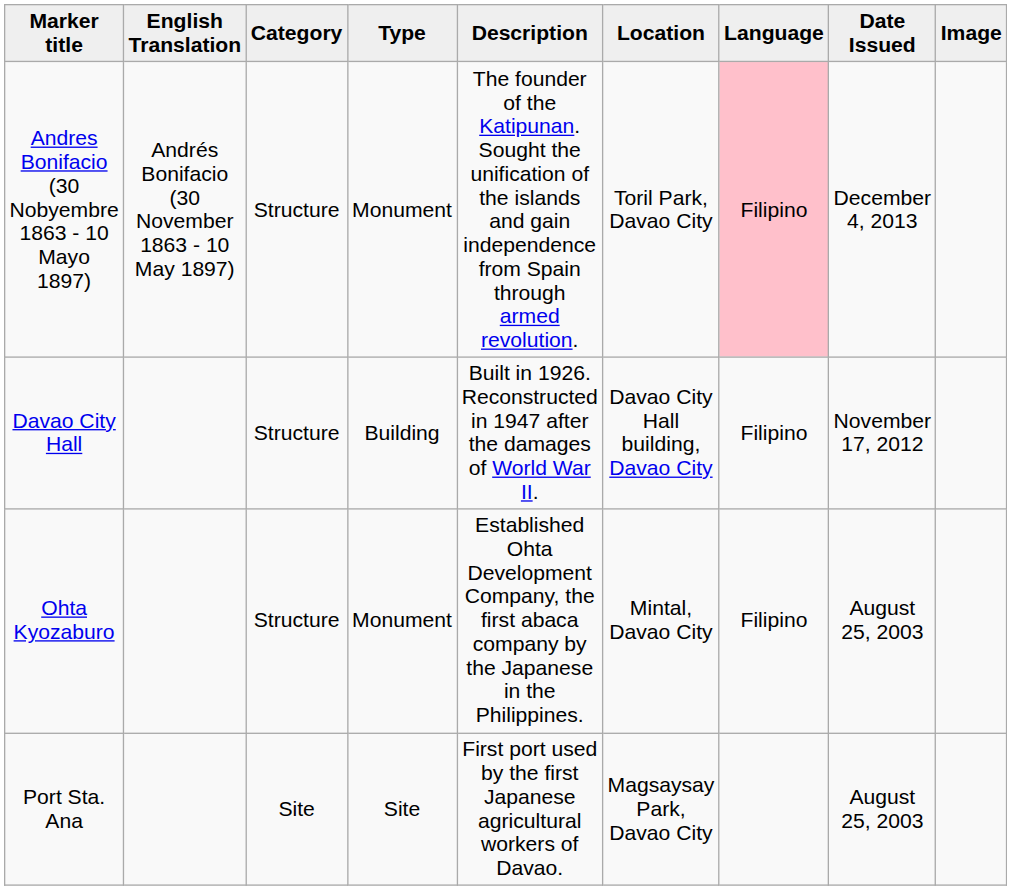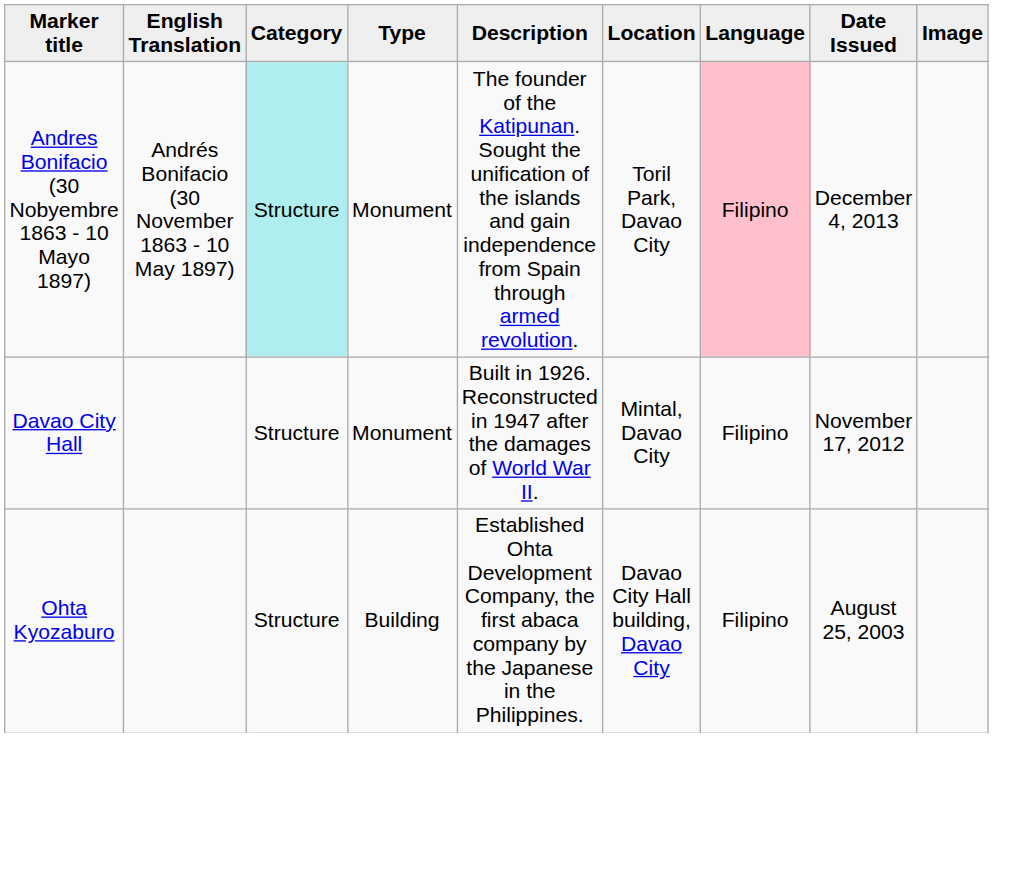(297, 209) no background -> (297, 209) paleturquoise background
(402, 432) Building -> (402, 432) Monument
(661, 432) Davao City Hall building, Davao City -> (652, 432) Mintal, Davao City
(402, 620) Monument -> (402, 620) Building
(661, 620) Mintal, Davao City -> (652, 620) Davao City Hall building, Davao City
- row: (64, 808)
